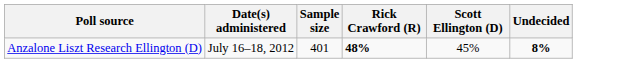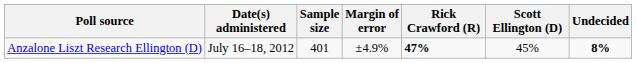+ column: (372, 21)
(358, 48) 48% -> (417, 48) 47%
